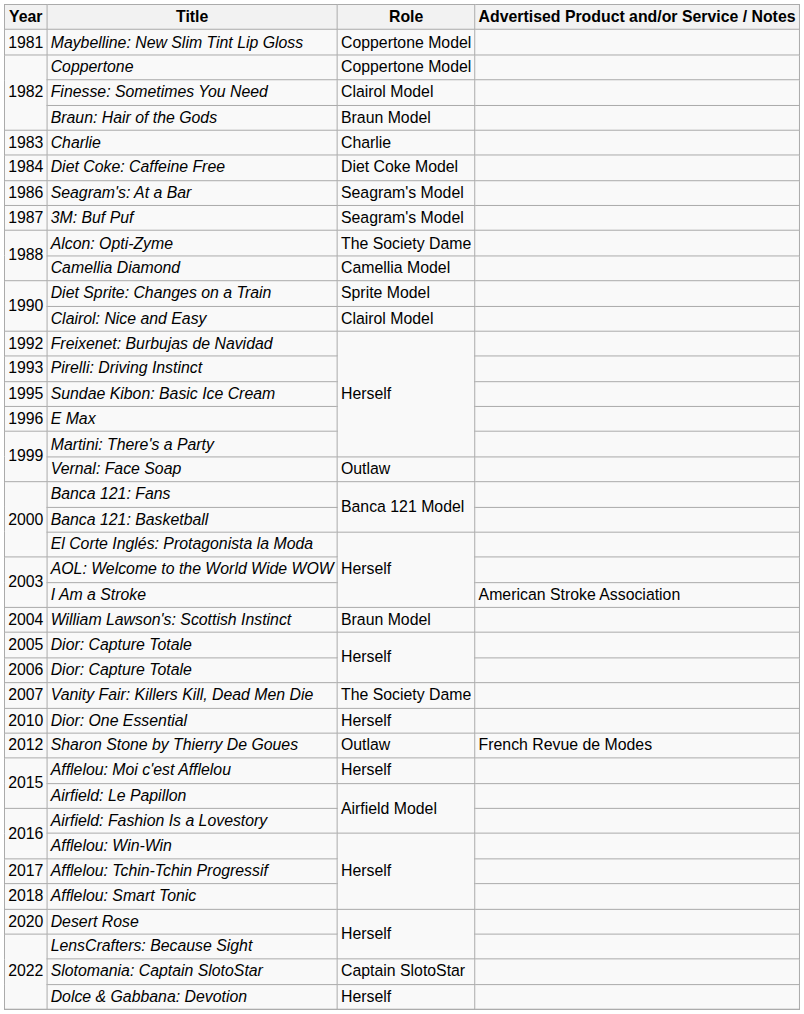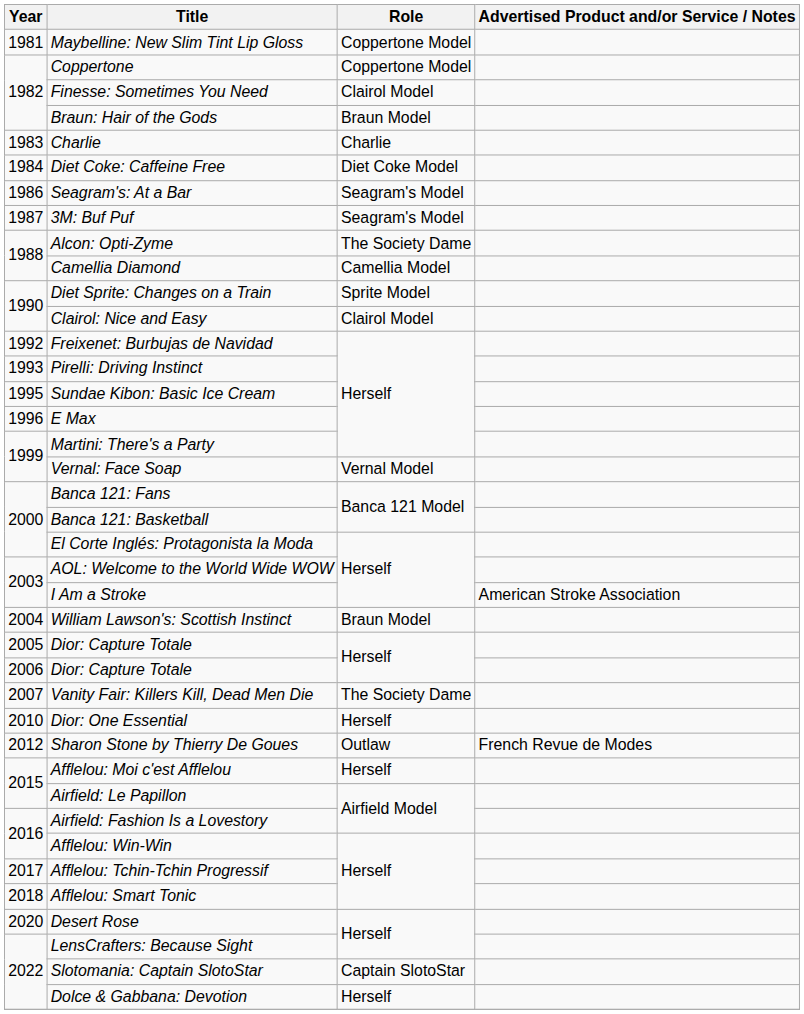(366, 469) Outlaw -> (387, 469) Vernal Model
